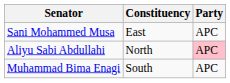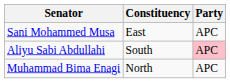(139, 50) North -> (139, 50) South
(139, 68) South -> (139, 68) North
